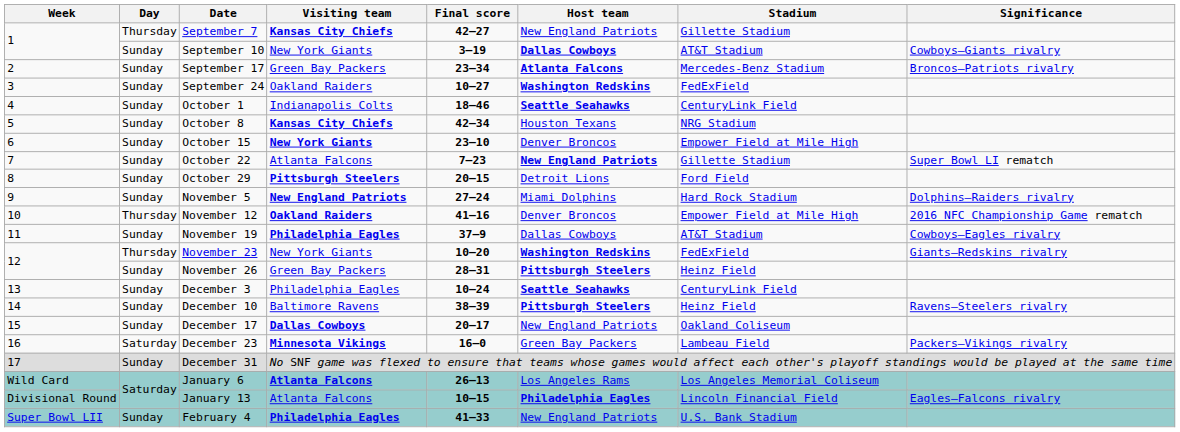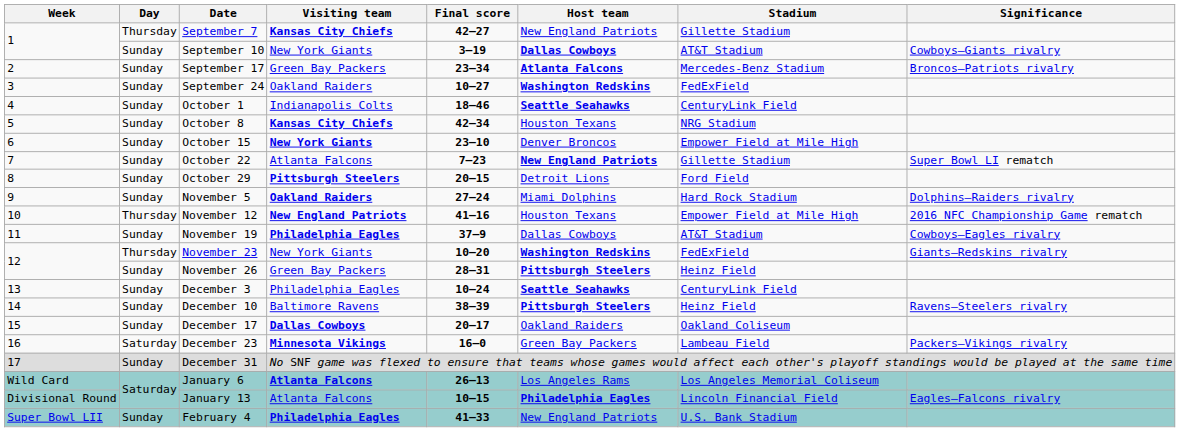(338, 197) New England Patriots -> (321, 197) Oakland Raiders
(321, 216) Oakland Raiders -> (338, 216) New England Patriots
(568, 216) Denver Broncos -> (568, 216) Houston Texans
(589, 326) New England Patriots -> (572, 326) Oakland Raiders
